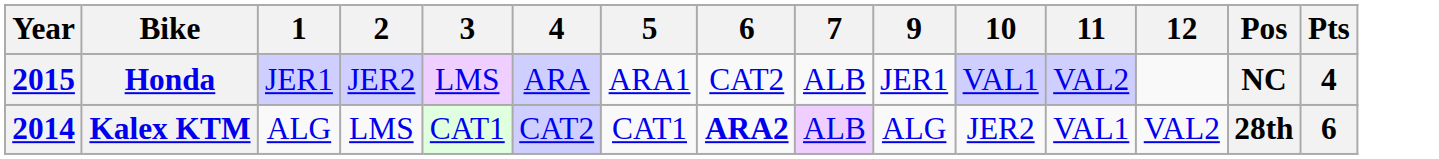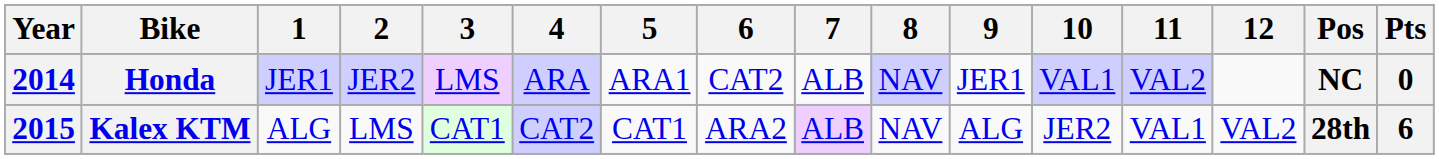+ column: (910, 29)
(44, 79) 2015 -> (44, 79) 2014
(1329, 79) 4 -> (1406, 79) 0
(44, 128) 2014 -> (44, 128) 2015
(747, 128) bold -> (746, 128) normal
